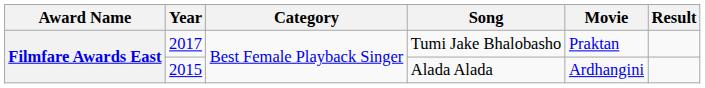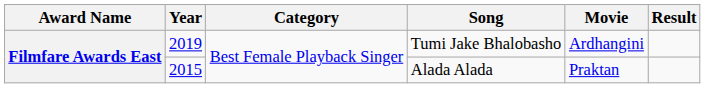(186, 43) 2017 -> (186, 43) 2019
(594, 43) Praktan -> (606, 43) Ardhangini
(606, 69) Ardhangini -> (594, 69) Praktan
